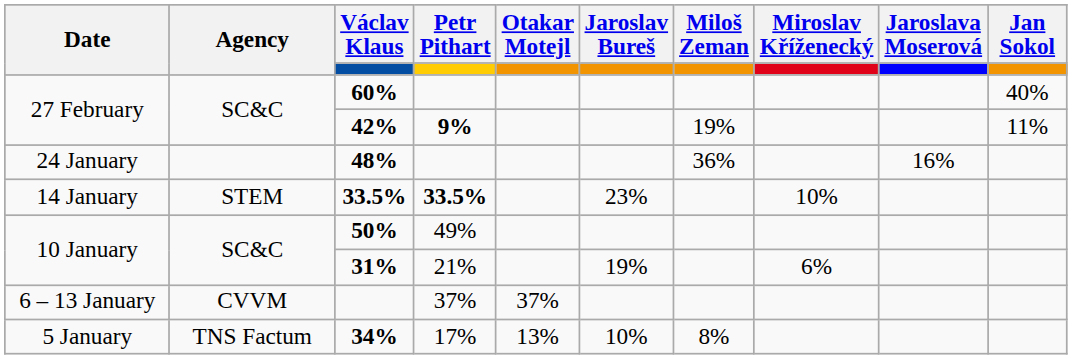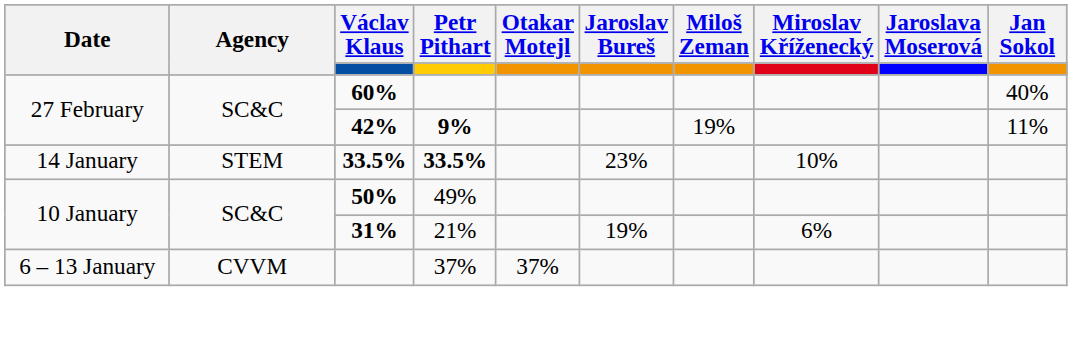- row: (374, 161)
- row: (374, 336)
